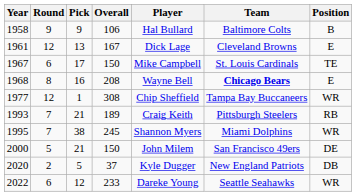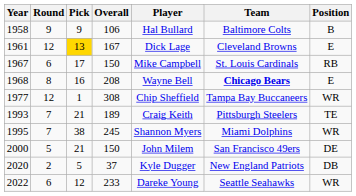(79, 47) no background -> (79, 47) gold background
(331, 64) TE -> (331, 64) RB
(331, 115) RB -> (331, 115) TE
